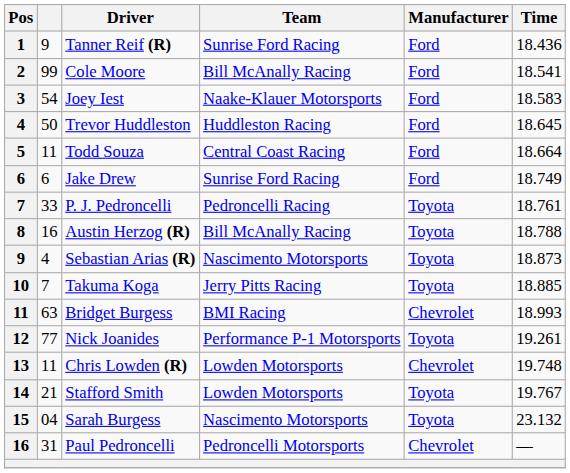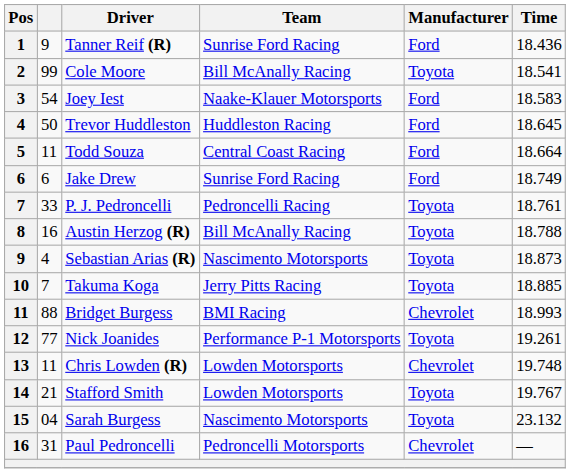(424, 71) Ford -> (431, 71) Toyota
(49, 311) 63 -> (49, 311) 88
